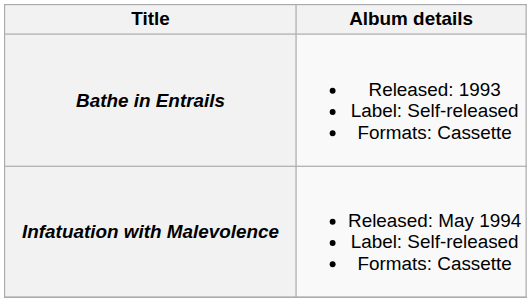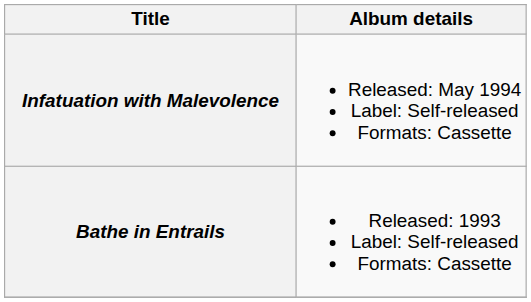rows swapped: (151, 100) <-> (151, 231)
